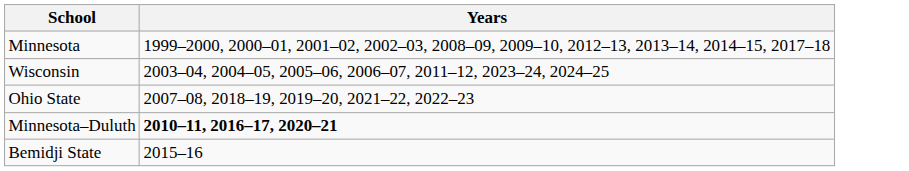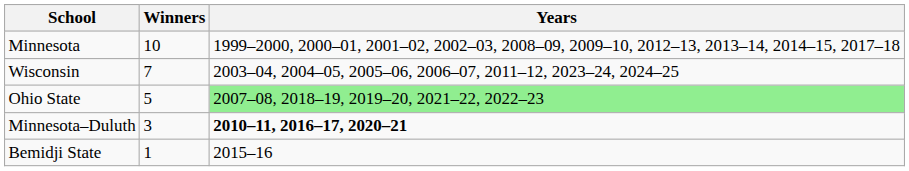+ column: (174, 17)
(309, 98) no background -> (379, 98) lightgreen background
